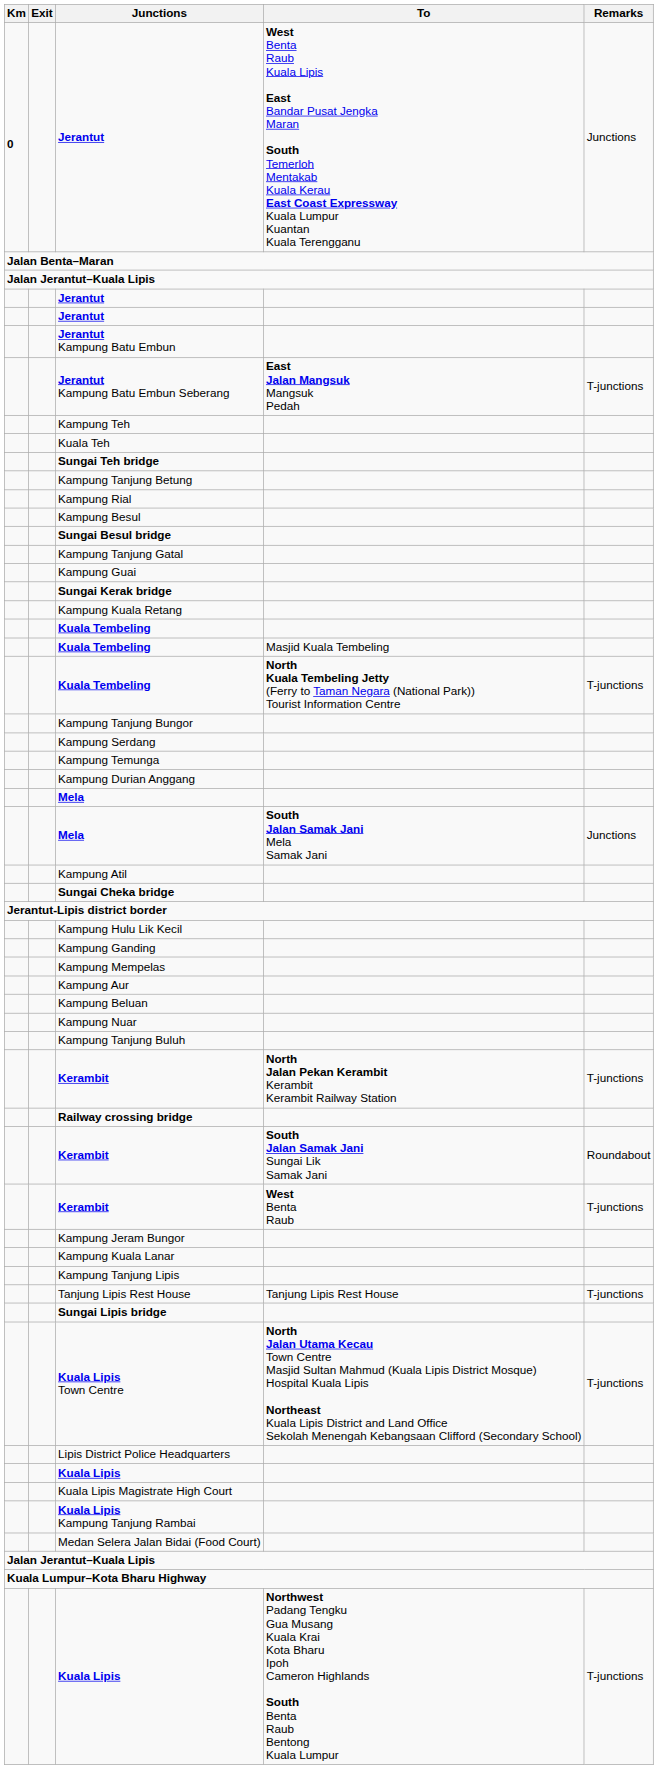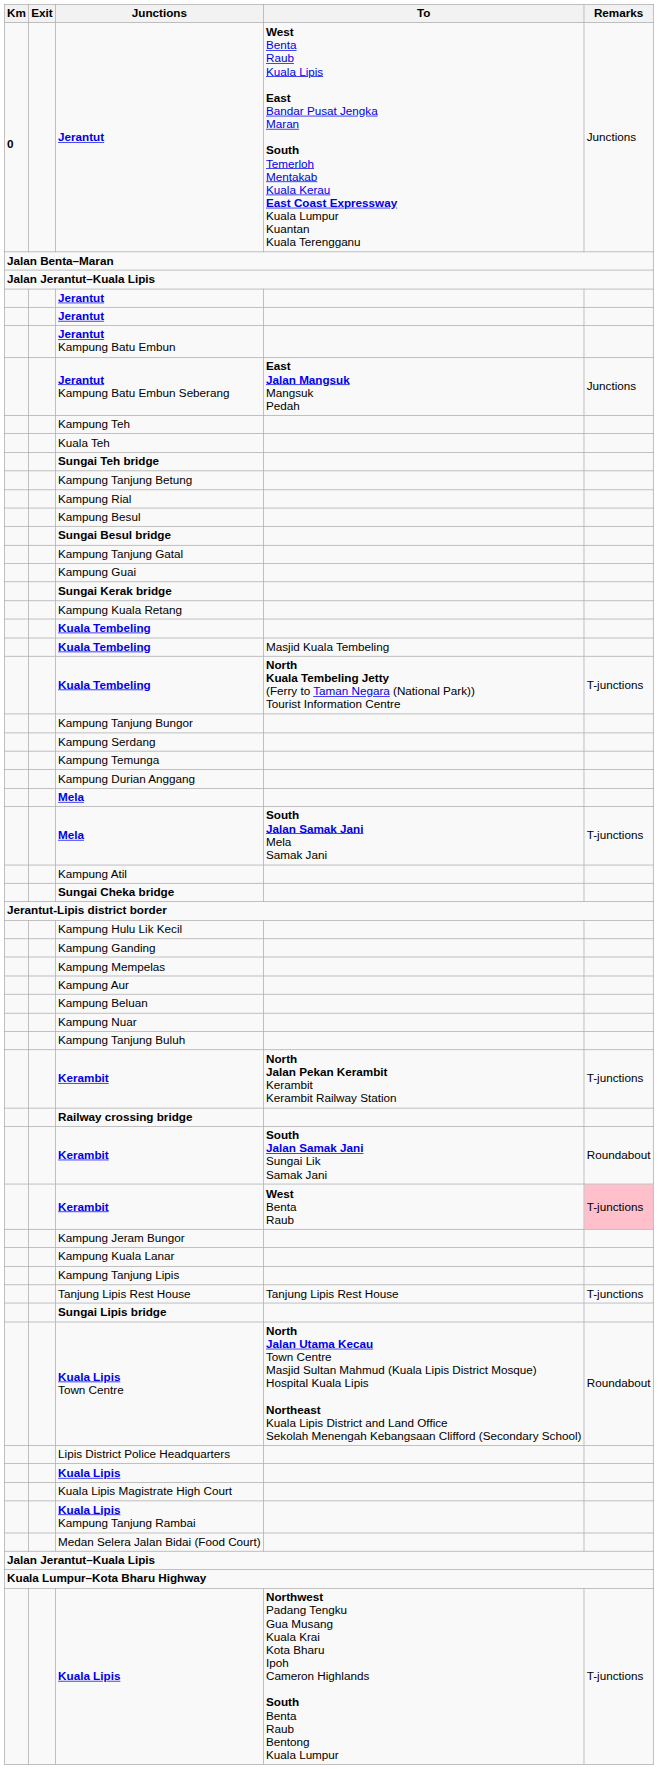(615, 386) T-junctions -> (611, 386) Junctions
(611, 835) Junctions -> (615, 835) T-junctions
(615, 1206) no background -> (615, 1206) pink background
(615, 1383) T-junctions -> (619, 1383) Roundabout
